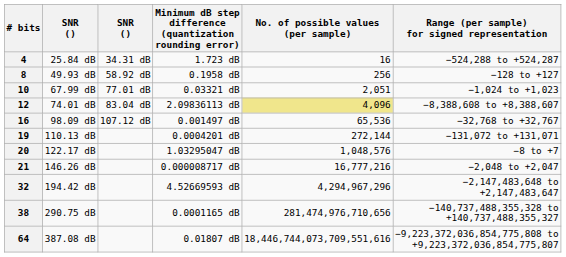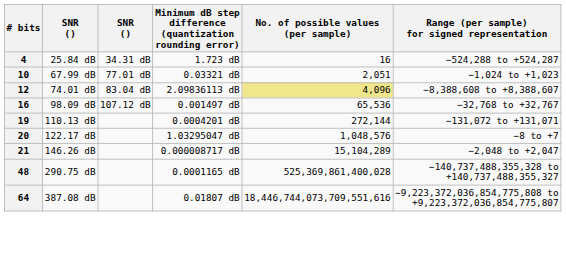- row: (73, 75)
(363, 166) 16,777,216 -> (363, 151) 15,104,289
- row: (70, 187)
(23, 213) 38 -> (23, 172) 48
(337, 213) 281,474,976,710,656 -> (337, 172) 525,369,861,400,028
